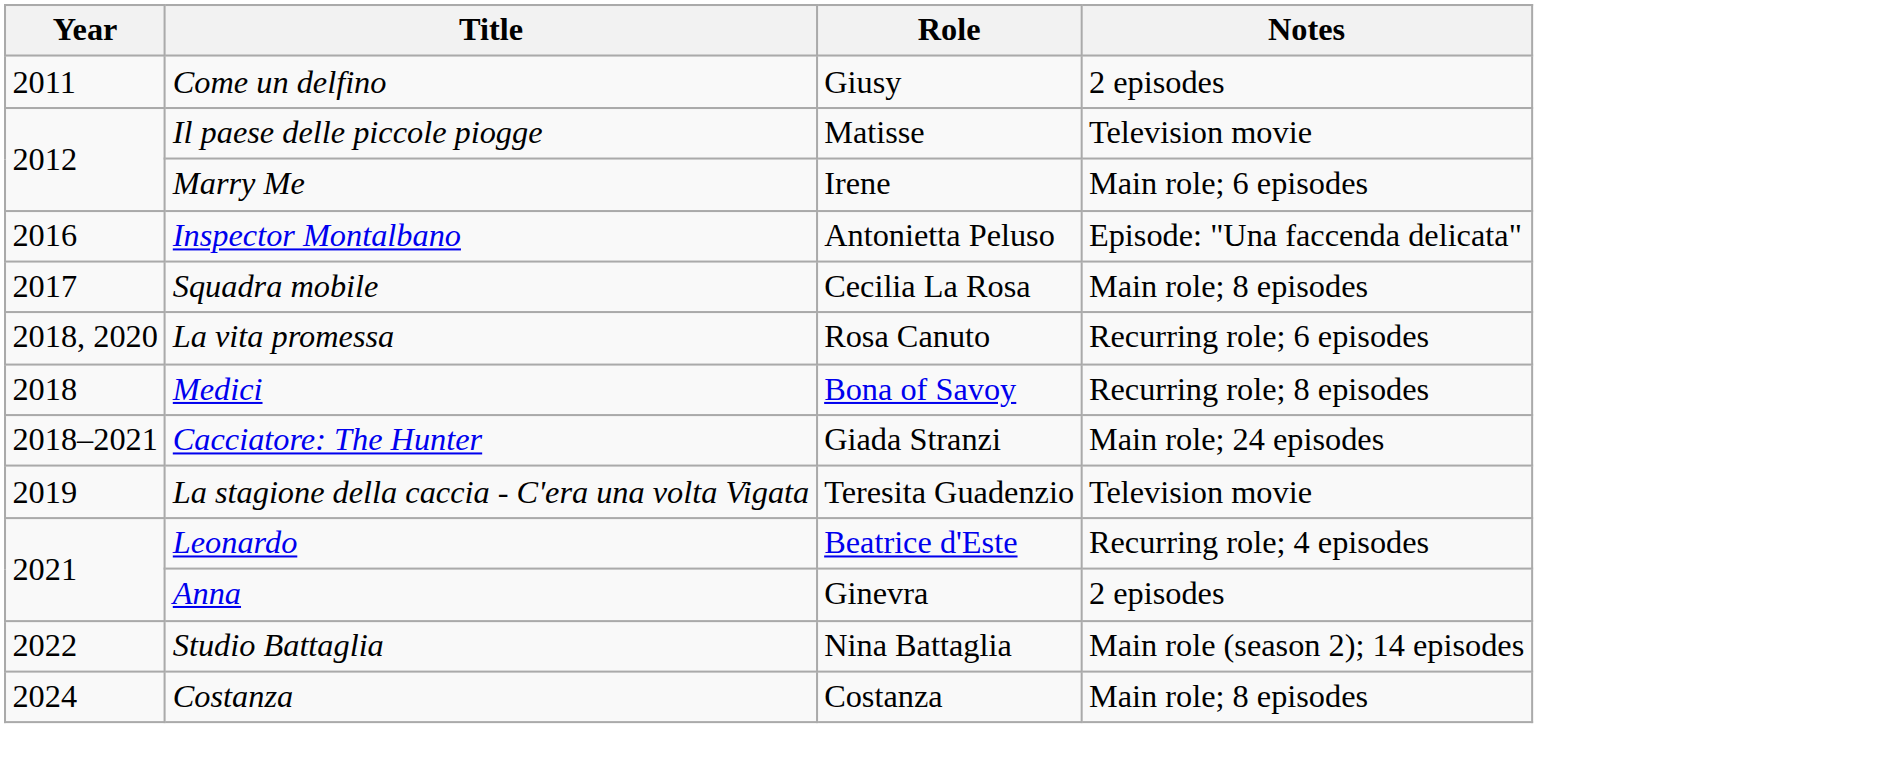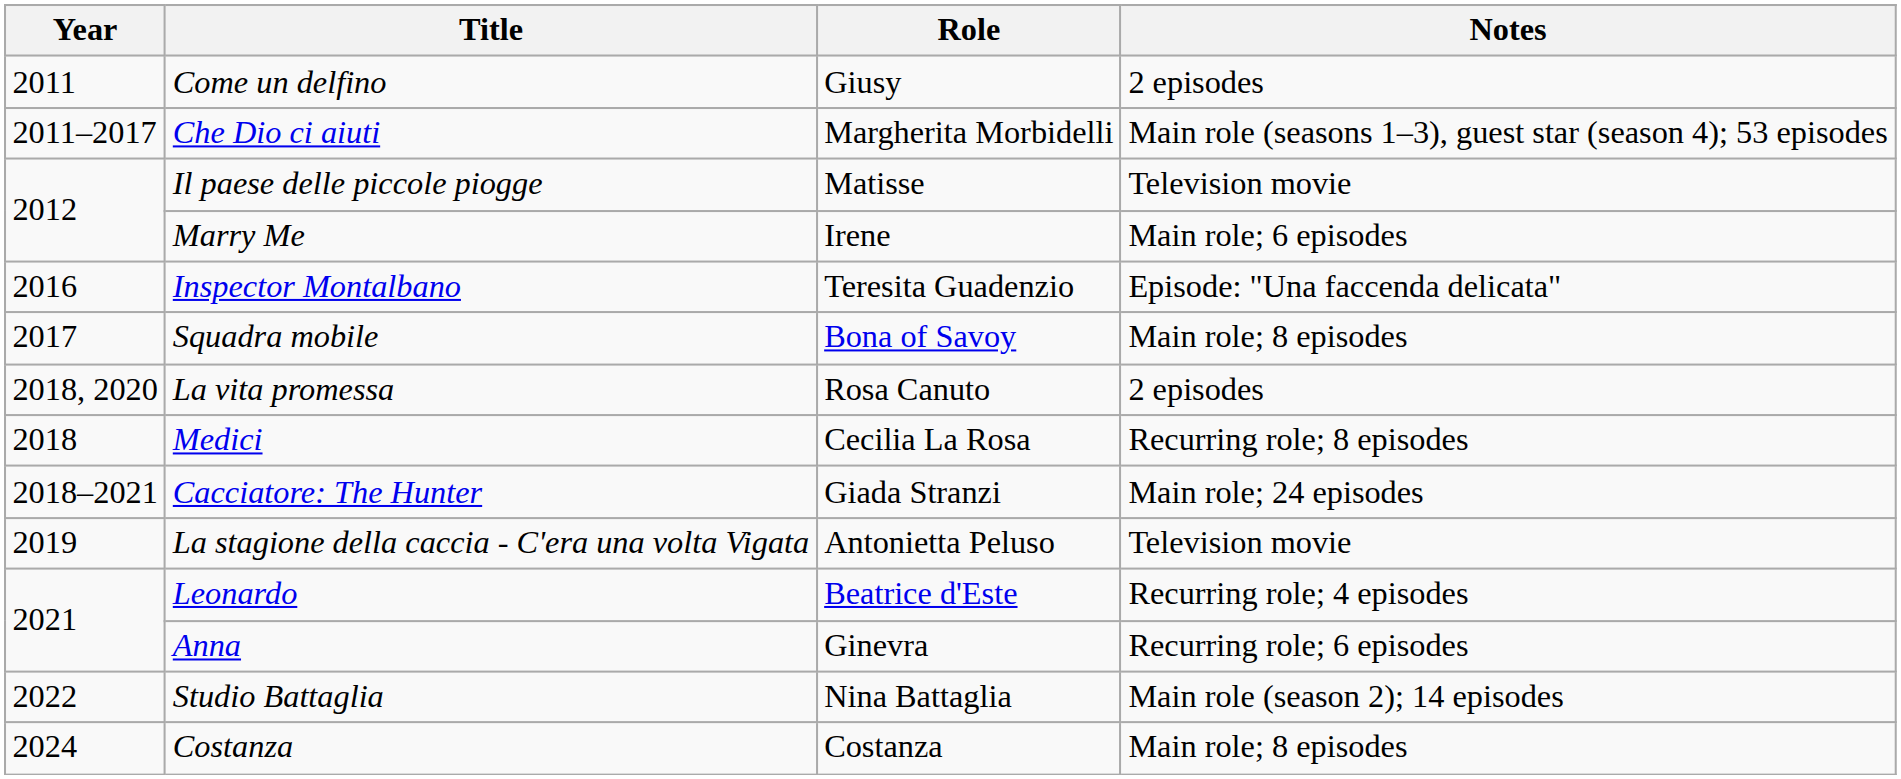+ row: (276, 132)
(940, 235) Antonietta Peluso -> (949, 286) Teresita Guadenzio
(927, 286) Cecilia La Rosa -> (920, 337) Bona of Savoy
(1259, 337) Recurring role; 6 episodes -> (1196, 388) 2 episodes
(920, 388) Bona of Savoy -> (927, 440) Cecilia La Rosa
(949, 491) Teresita Guadenzio -> (940, 542) Antonietta Peluso
(1157, 593) 2 episodes -> (1298, 645) Recurring role; 6 episodes
